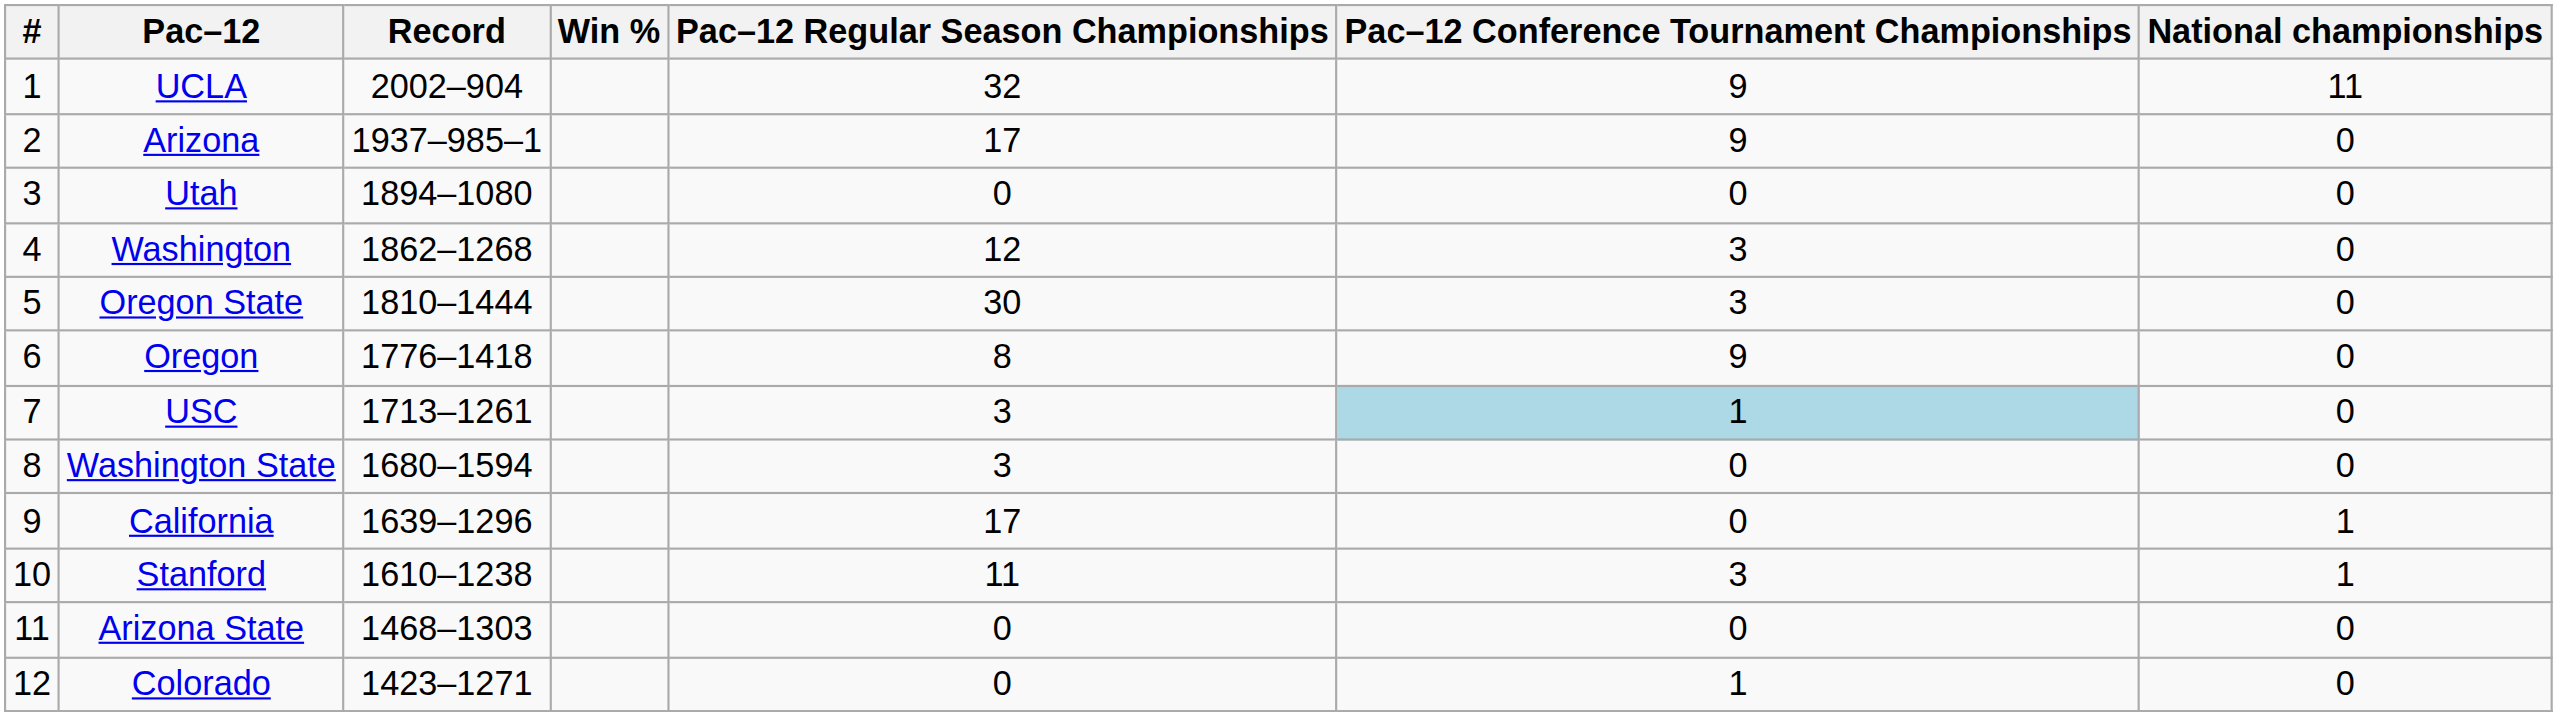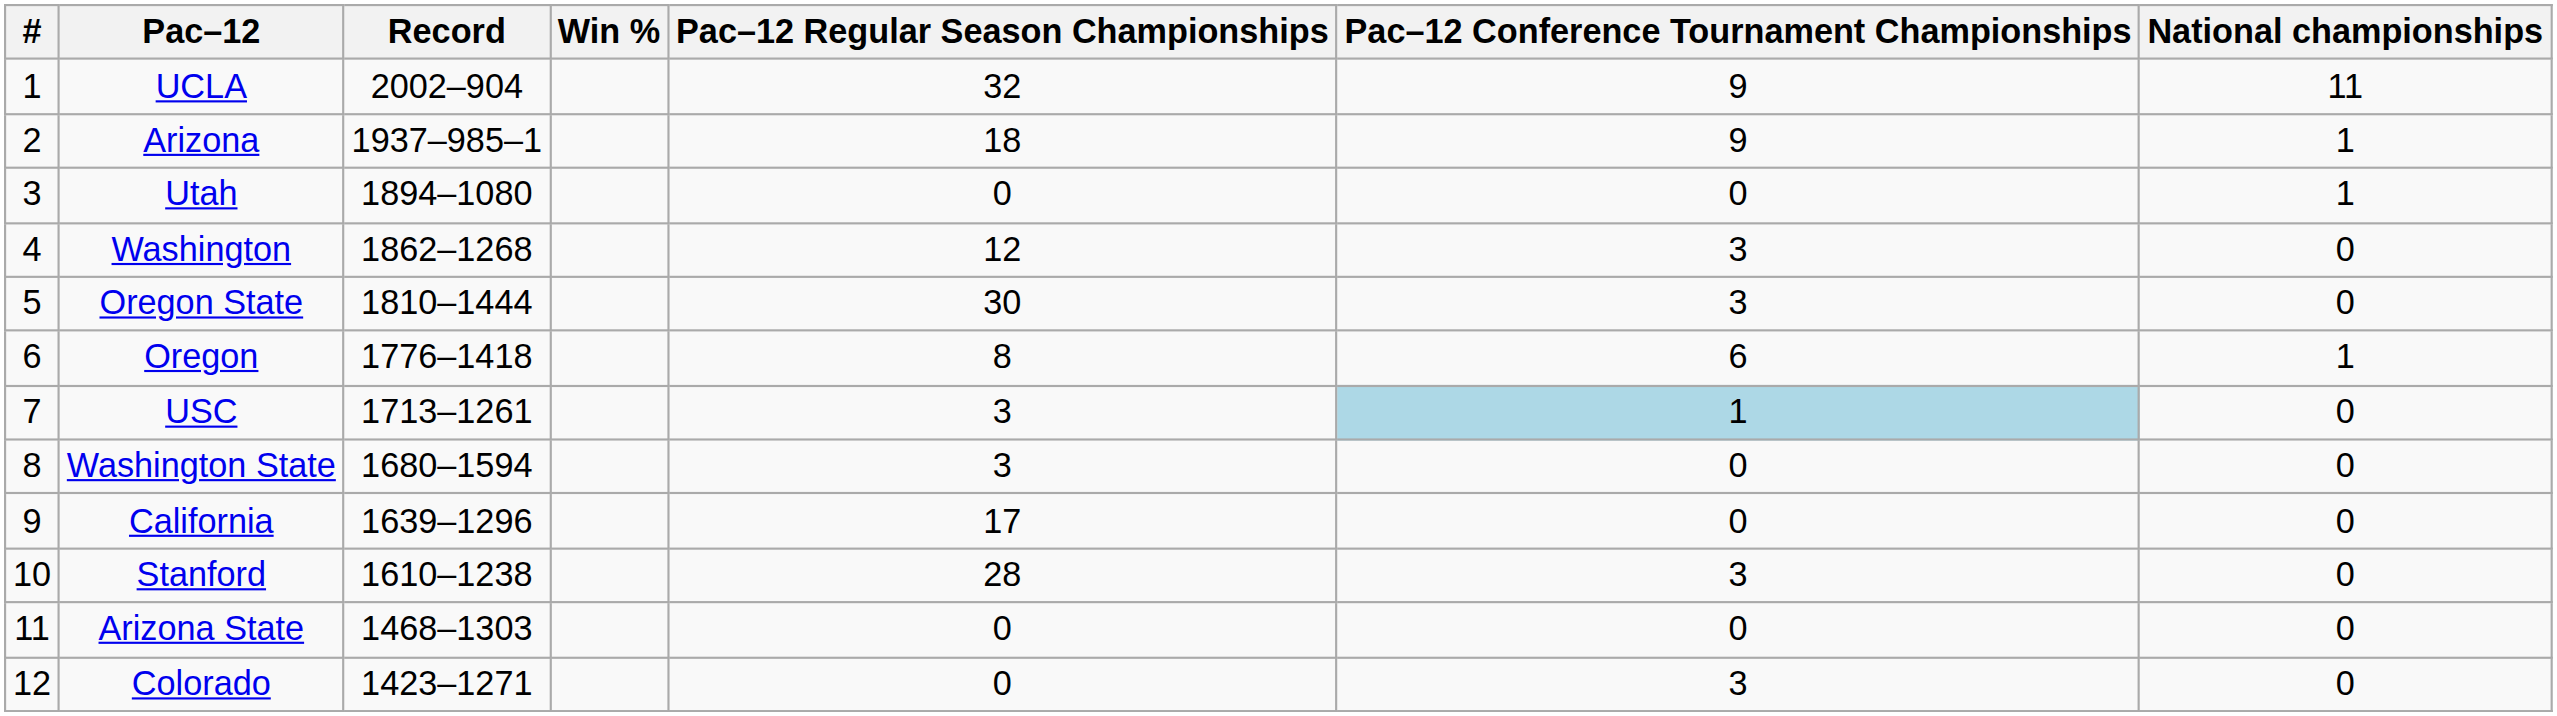(1002, 140) 17 -> (1002, 140) 18
(2345, 140) 0 -> (2345, 140) 1
(2345, 194) 0 -> (2345, 194) 1
(1738, 357) 9 -> (1738, 357) 6
(2345, 357) 0 -> (2345, 357) 1
(2345, 520) 1 -> (2345, 520) 0
(1002, 574) 11 -> (1002, 574) 28
(2345, 574) 1 -> (2345, 574) 0
(1738, 683) 1 -> (1738, 683) 3
